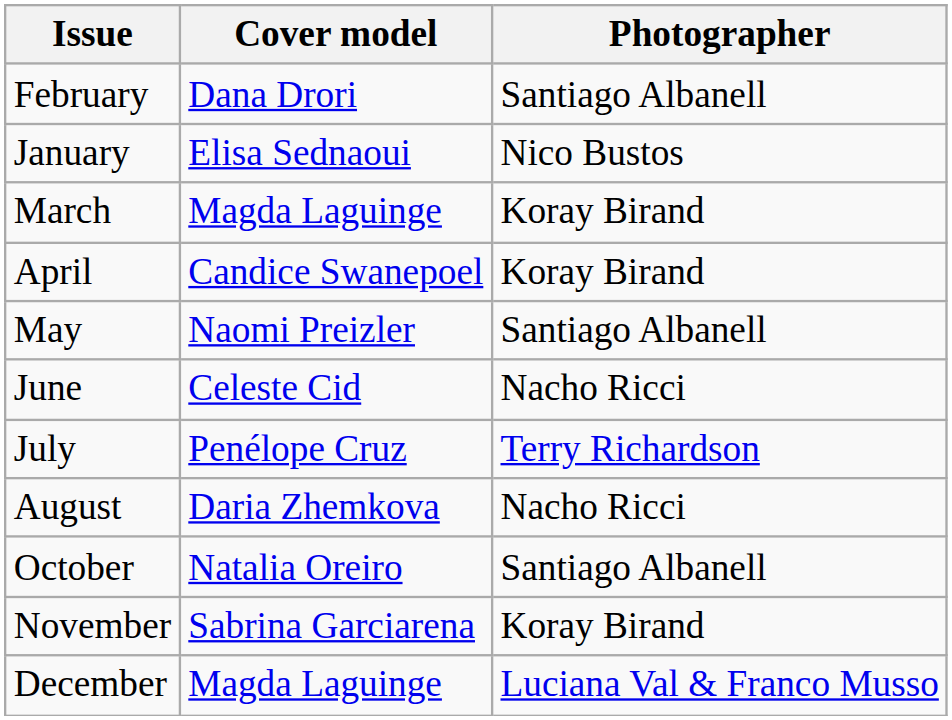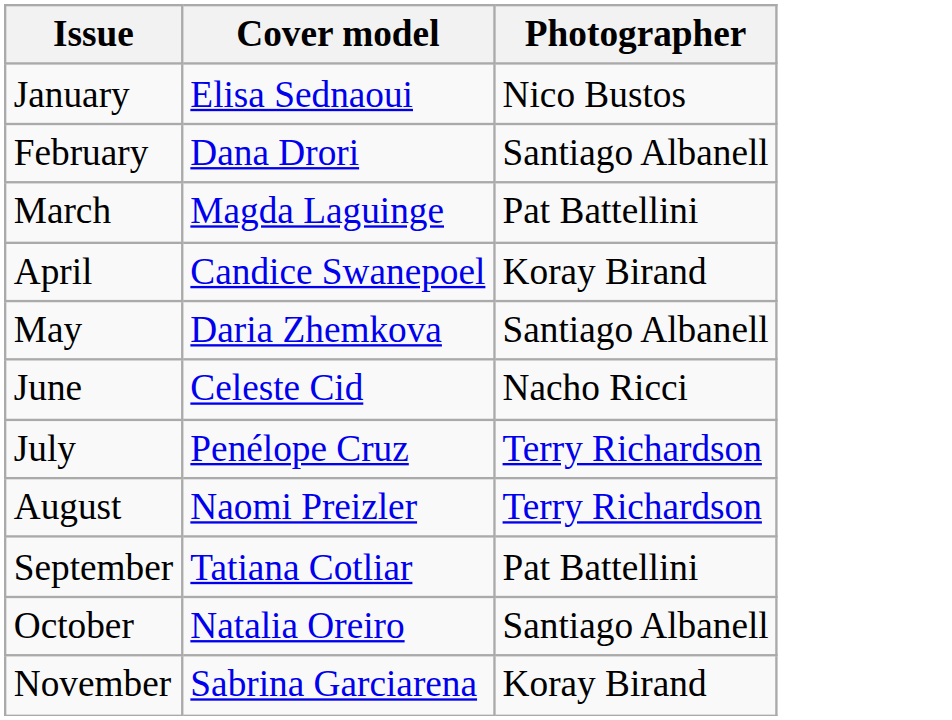rows swapped: (72, 152) <-> (81, 93)
(602, 211) Koray Birand -> (600, 211) Pat Battellini
(302, 329) Naomi Preizler -> (316, 329) Daria Zhemkova
(314, 507) Daria Zhemkova -> (304, 507) Naomi Preizler
(593, 507) Nacho Ricci -> (632, 507) Terry Richardson
+ row: (93, 566)
- row: (90, 684)
